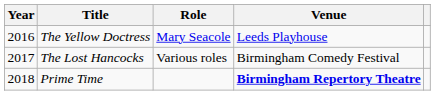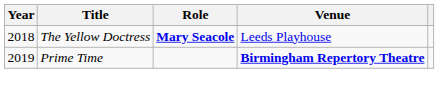(21, 36) 2016 -> (21, 36) 2018
(193, 36) normal -> (195, 36) bold
- row: (92, 57)
(21, 79) 2018 -> (21, 57) 2019
